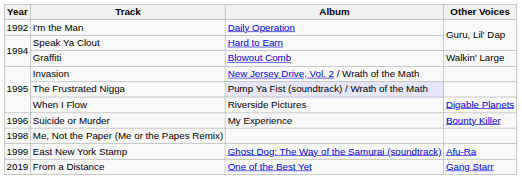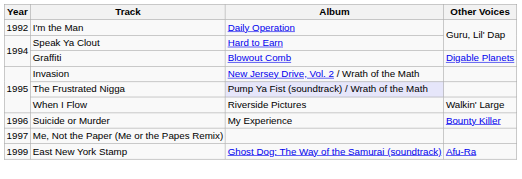(475, 58) Walkin' Large -> (480, 58) Digable Planets
(480, 105) Digable Planets -> (475, 105) Walkin' Large
(17, 136) 1998 -> (17, 136) 1997
- row: (69, 167)
